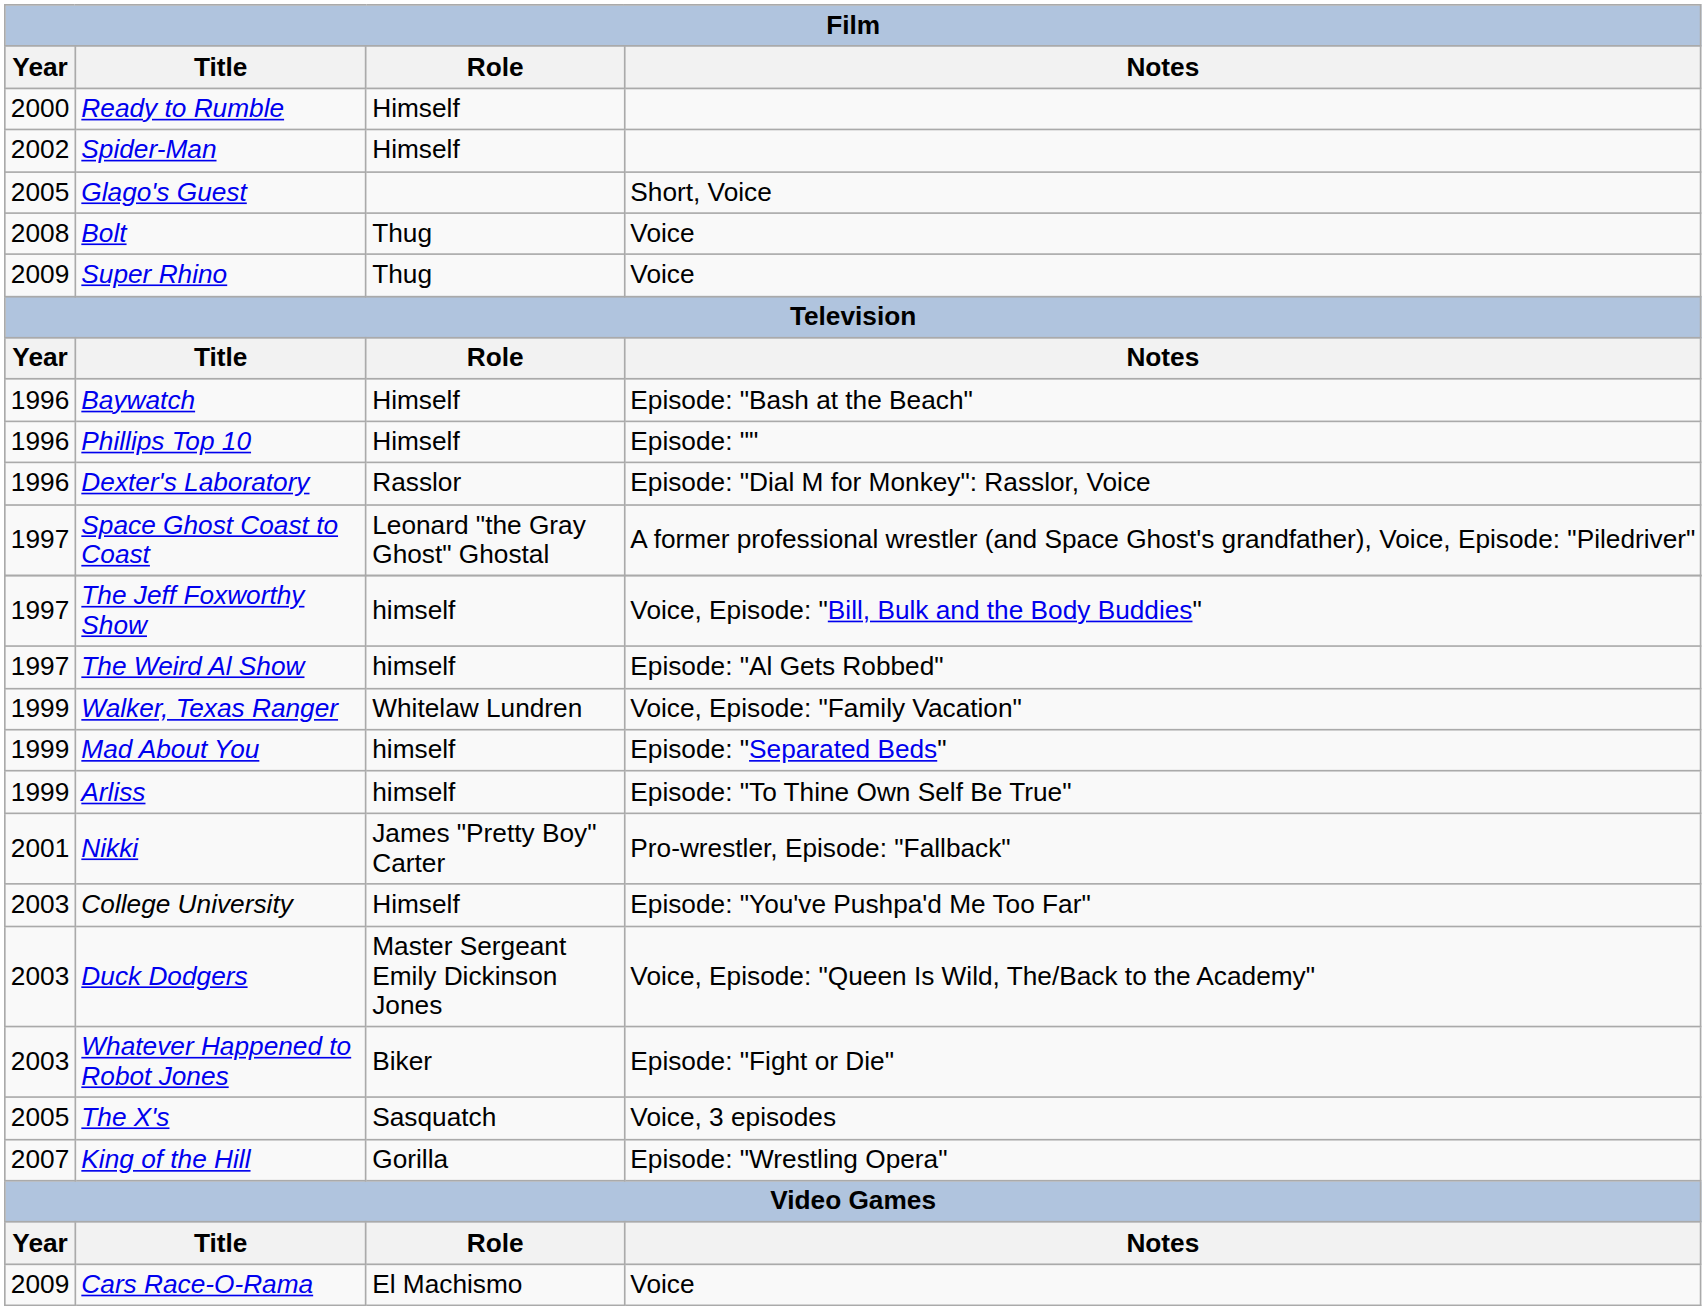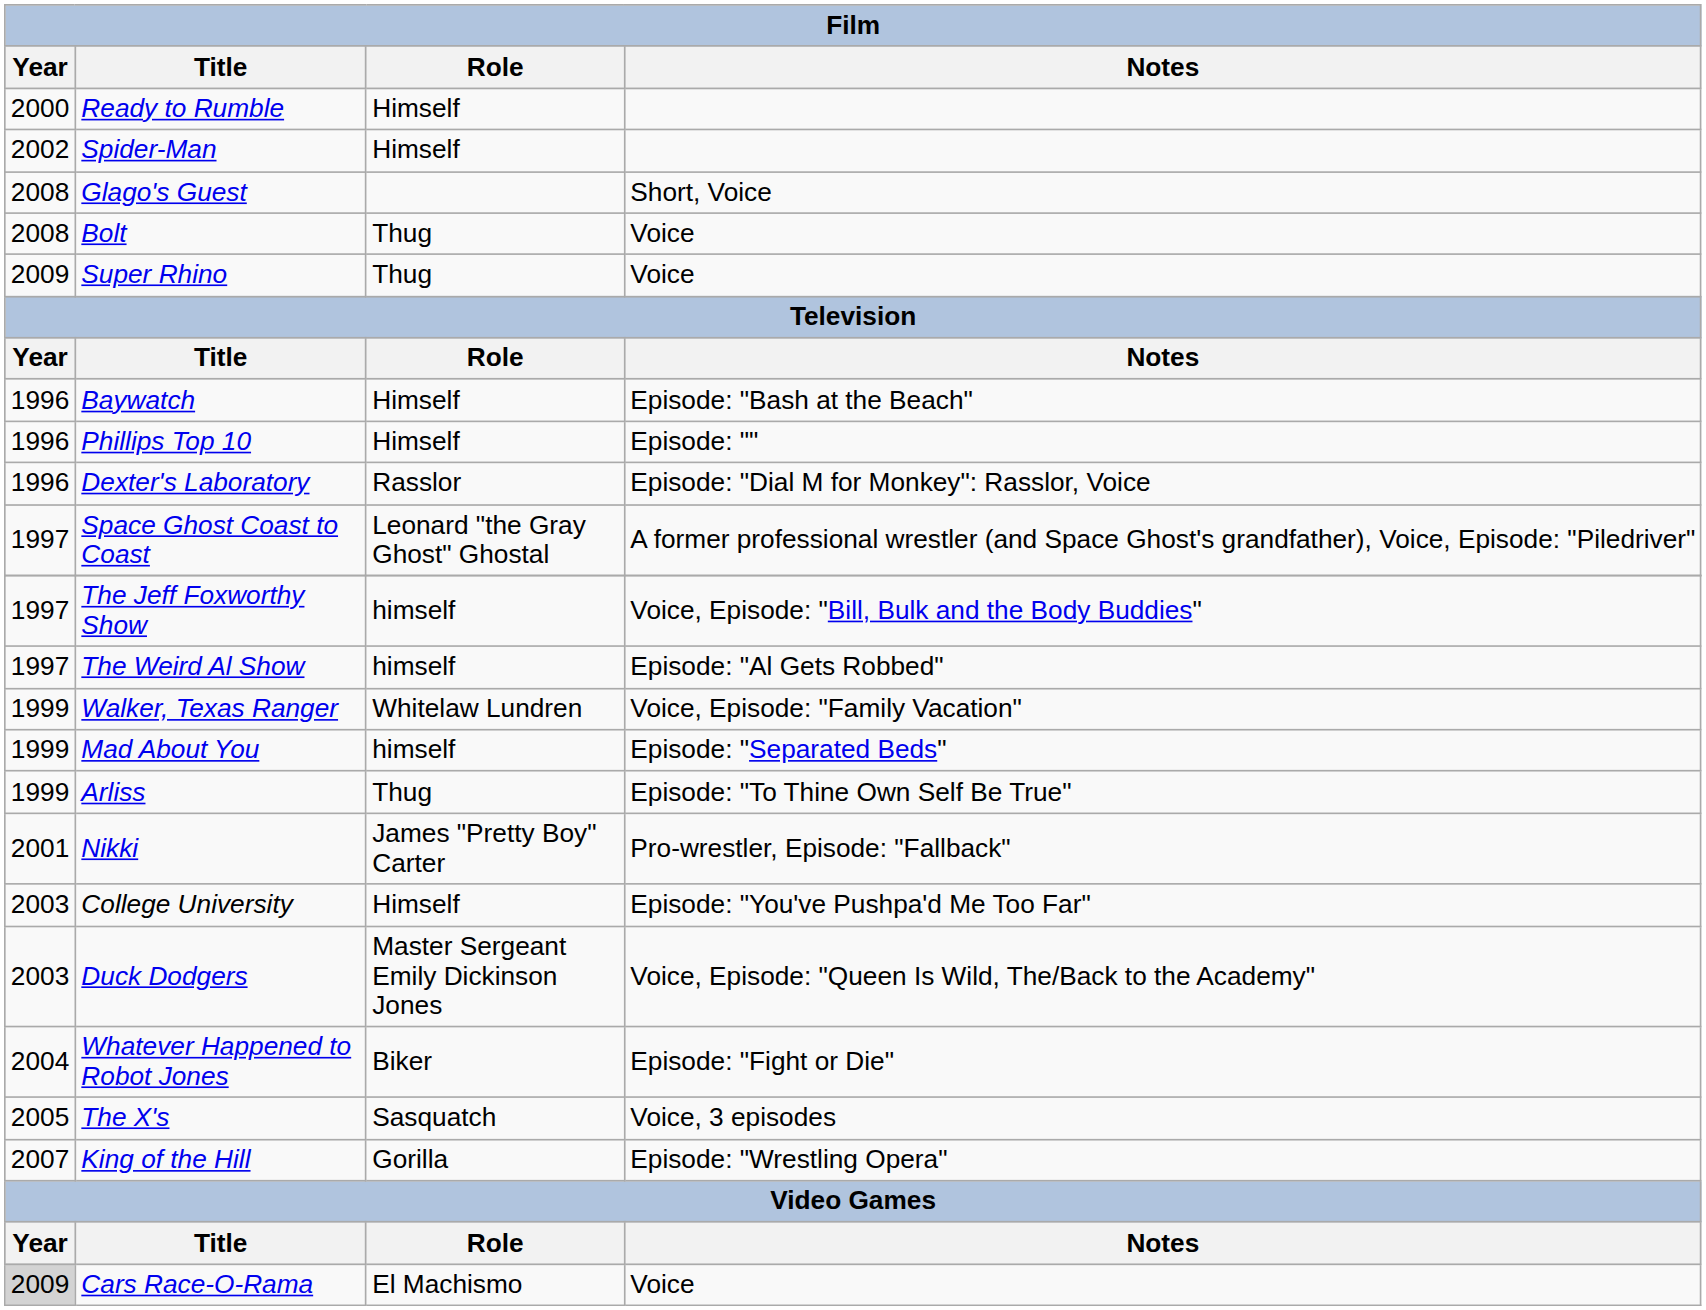(40, 191) 2005 -> (40, 191) 2008
(414, 791) himself -> (402, 791) Thug
(40, 1061) 2003 -> (40, 1061) 2004
(40, 1284) no background -> (40, 1284) lightgrey background
